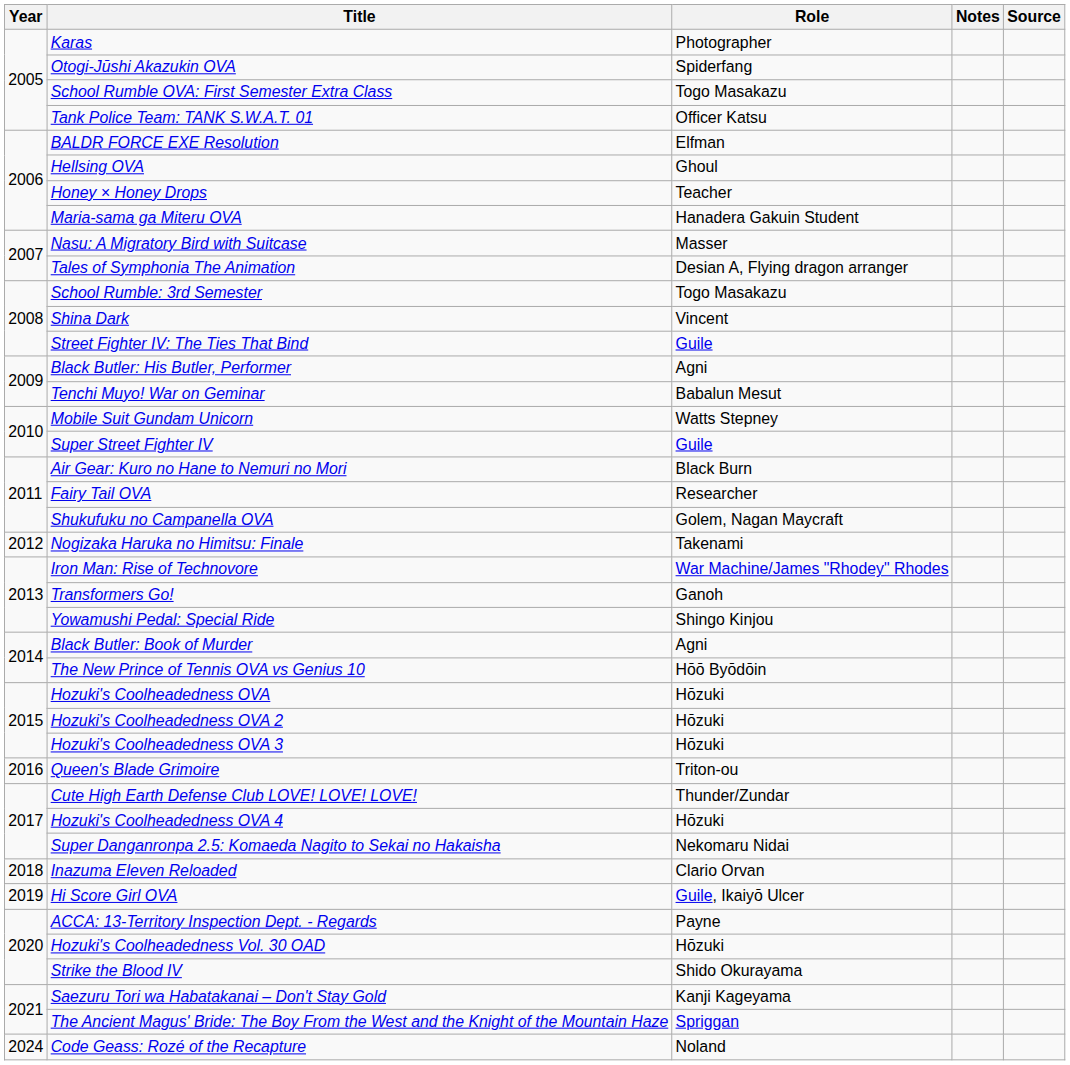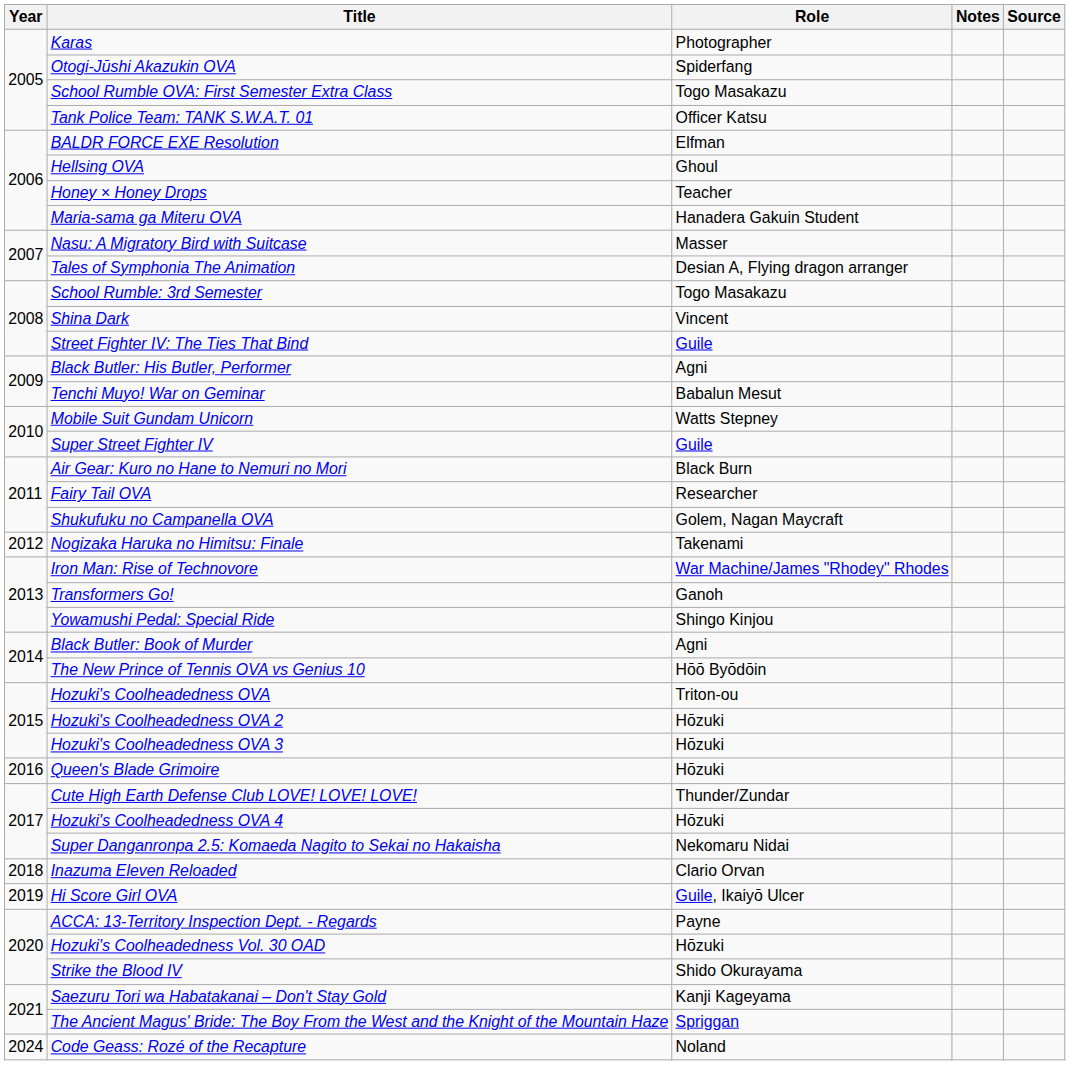(700, 695) Hōzuki -> (707, 695) Triton-ou
(707, 770) Triton-ou -> (700, 770) Hōzuki
